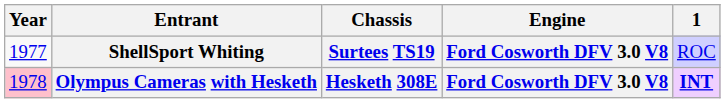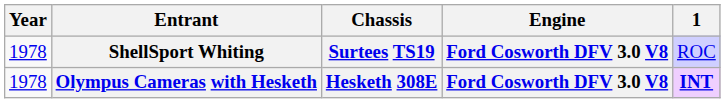(28, 51) 1977 -> (28, 51) 1978
(28, 82) pink background -> (28, 82) no background
